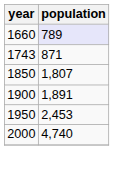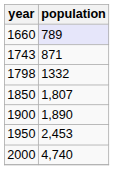+ row: (21, 74)
(57, 94) 1,891 -> (57, 114) 1,890
